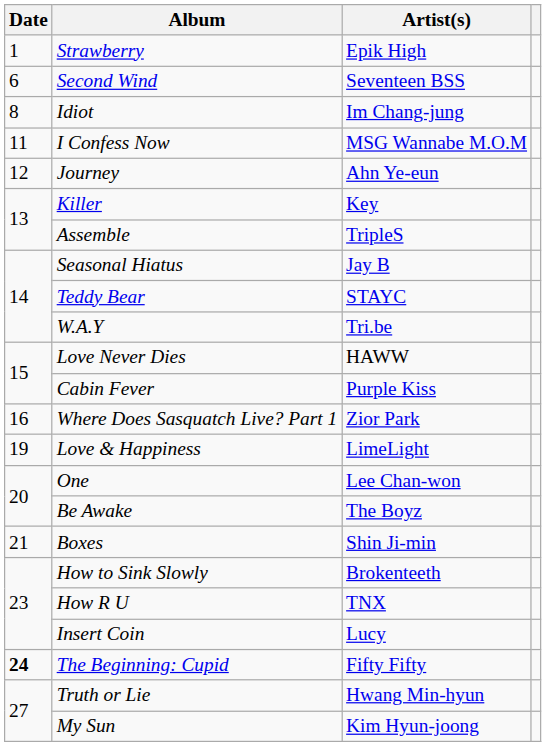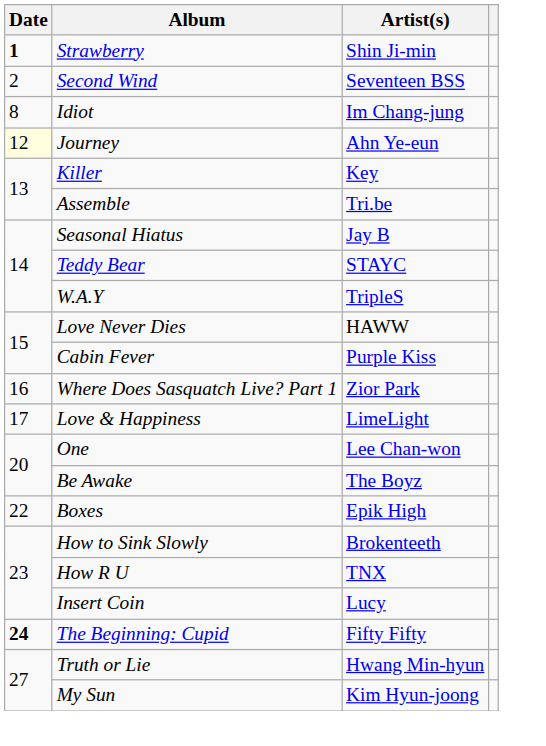(14, 50) normal -> (14, 50) bold
(386, 50) Epik High -> (391, 50) Shin Ji-min
(14, 81) 6 -> (14, 81) 2
- row: (113, 142)
(19, 173) no background -> (19, 142) lightyellow background
(375, 234) TripleS -> (369, 204) Tri.be
(369, 326) Tri.be -> (375, 296) TripleS
(19, 449) 19 -> (19, 419) 17
(19, 541) 21 -> (19, 511) 22
(391, 541) Shin Ji-min -> (386, 511) Epik High
